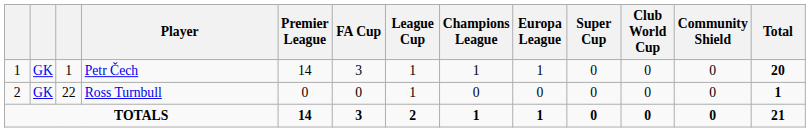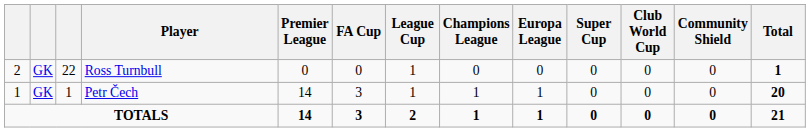rows swapped: (111, 71) <-> (123, 93)
